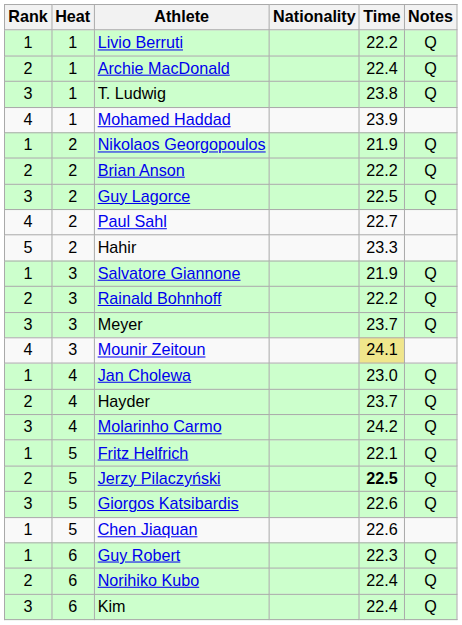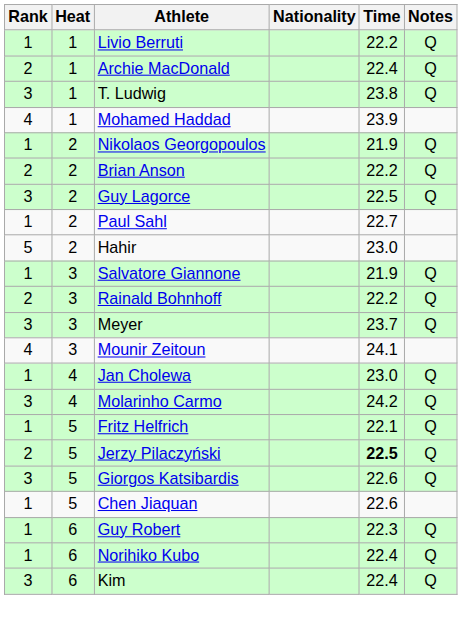(28, 222) 4 -> (28, 222) 1
(382, 247) 23.3 -> (382, 247) 23.0
(382, 350) khaki background -> (382, 350) no background
- row: (124, 401)
(28, 581) 2 -> (28, 555) 1
